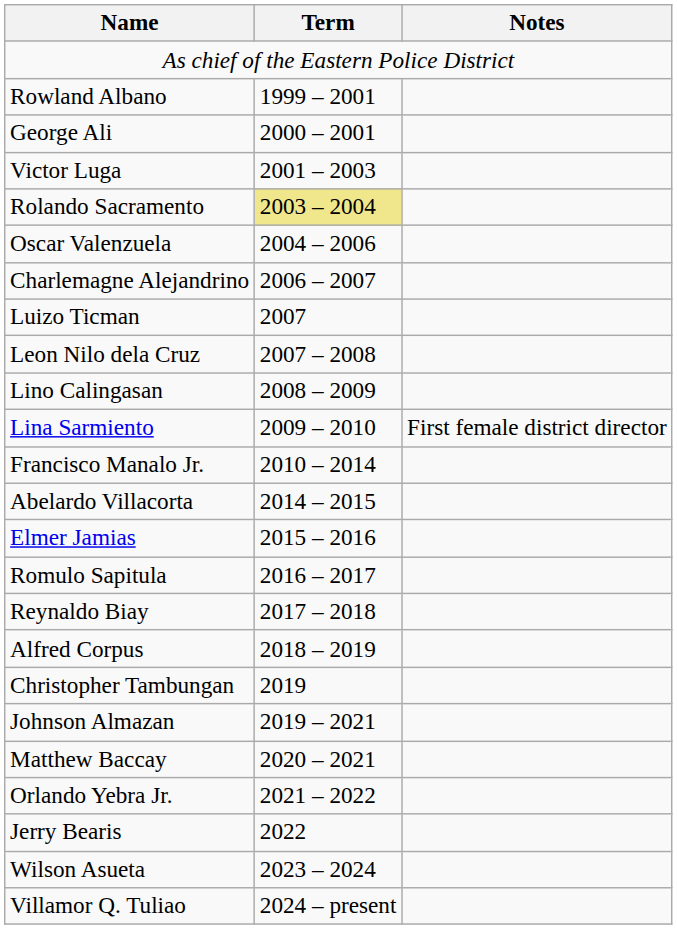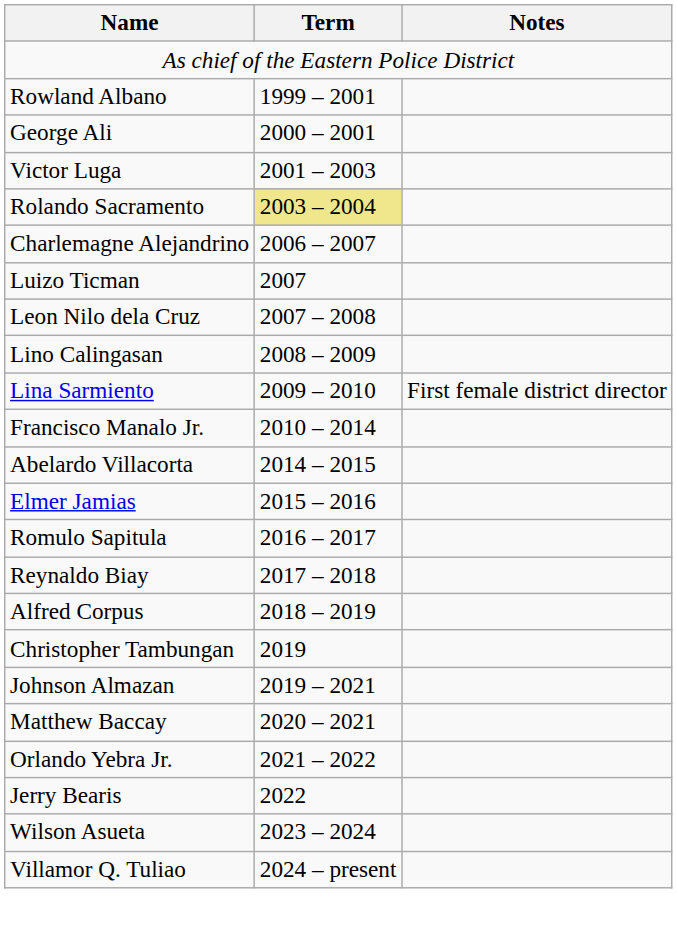- row: (91, 243)
